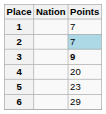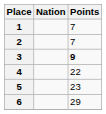(73, 41) lightblue background -> (73, 41) no background
(75, 71) 20 -> (75, 71) 22
